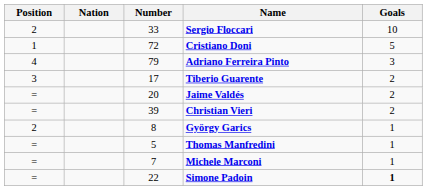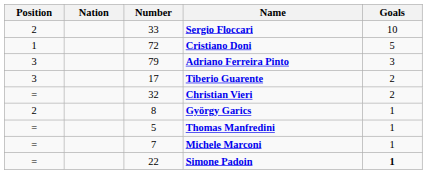(34, 62) 4 -> (34, 62) 3
- row: (215, 95)
(153, 111) 39 -> (153, 95) 32
